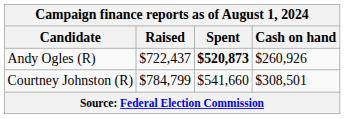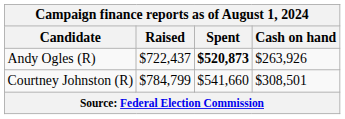(281, 59) $260,926 -> (281, 59) $263,926
